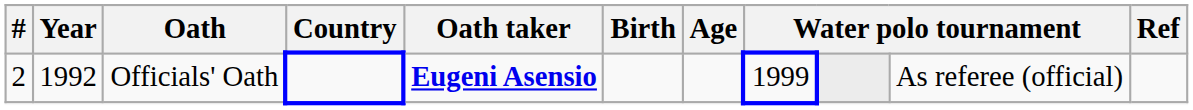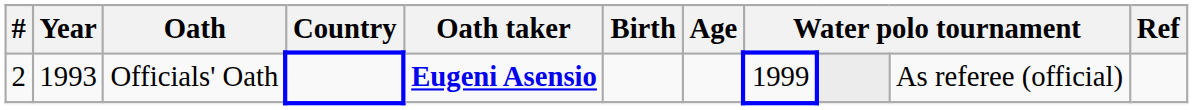(68, 77) 1992 -> (68, 77) 1993
